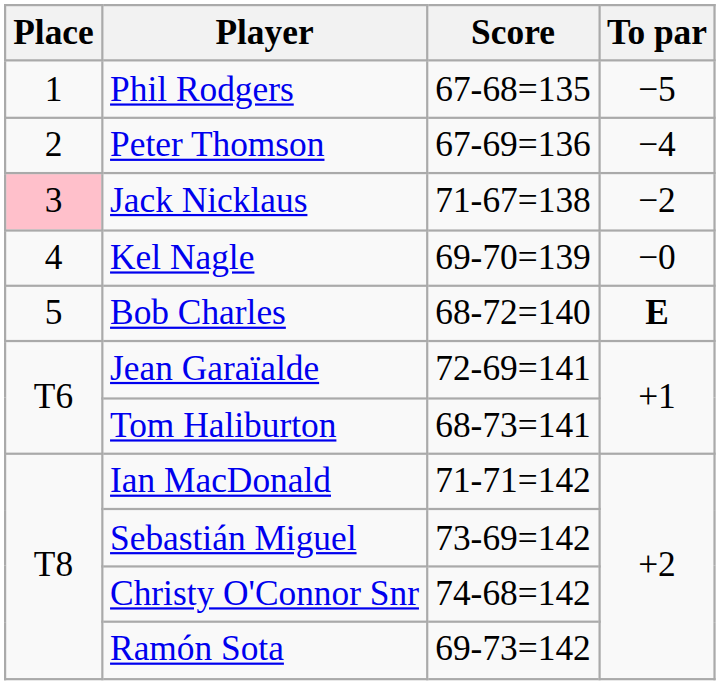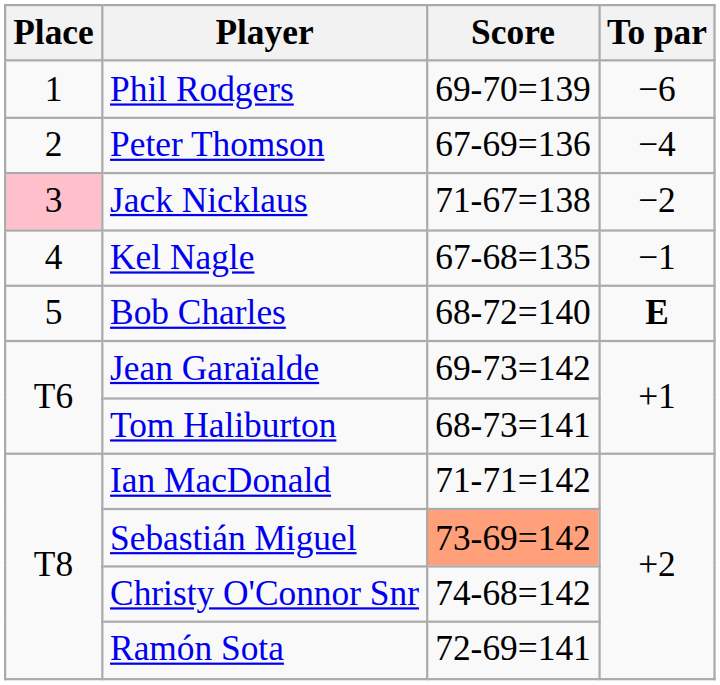(513, 88) 67-68=135 -> (513, 88) 69-70=139
(657, 88) −5 -> (657, 88) −6
(513, 256) 69-70=139 -> (513, 256) 67-68=135
(657, 256) −0 -> (657, 256) −1
(513, 369) 72-69=141 -> (513, 369) 69-73=142
(513, 537) no background -> (513, 537) lightsalmon background
(513, 649) 69-73=142 -> (513, 649) 72-69=141
